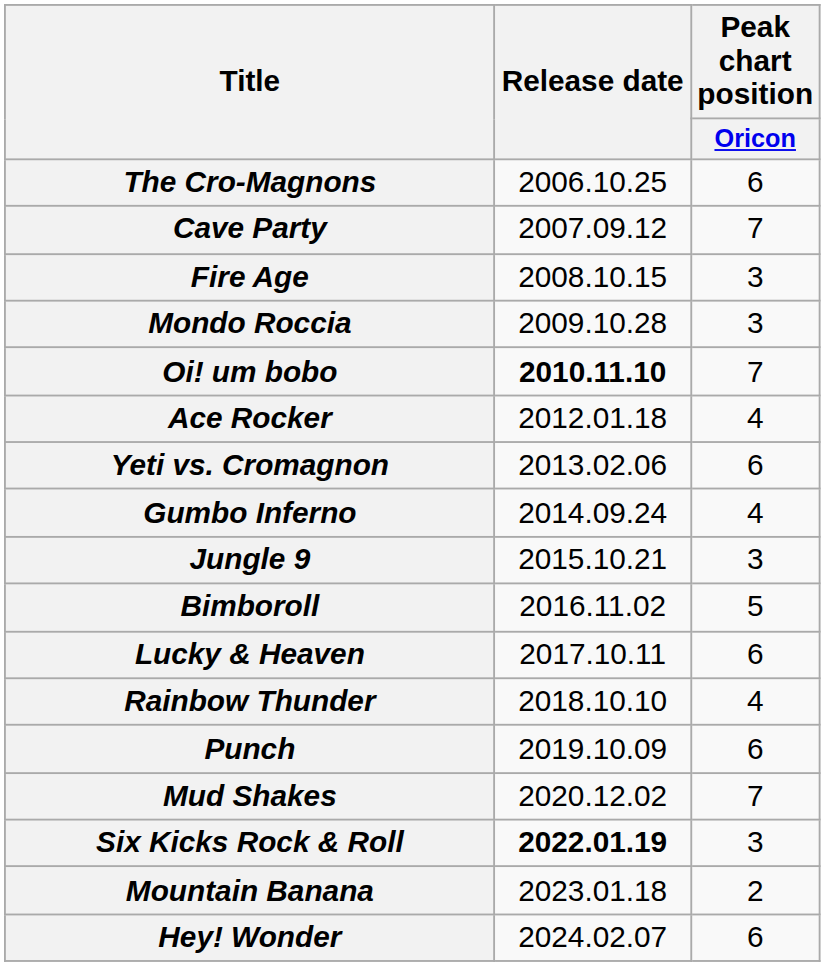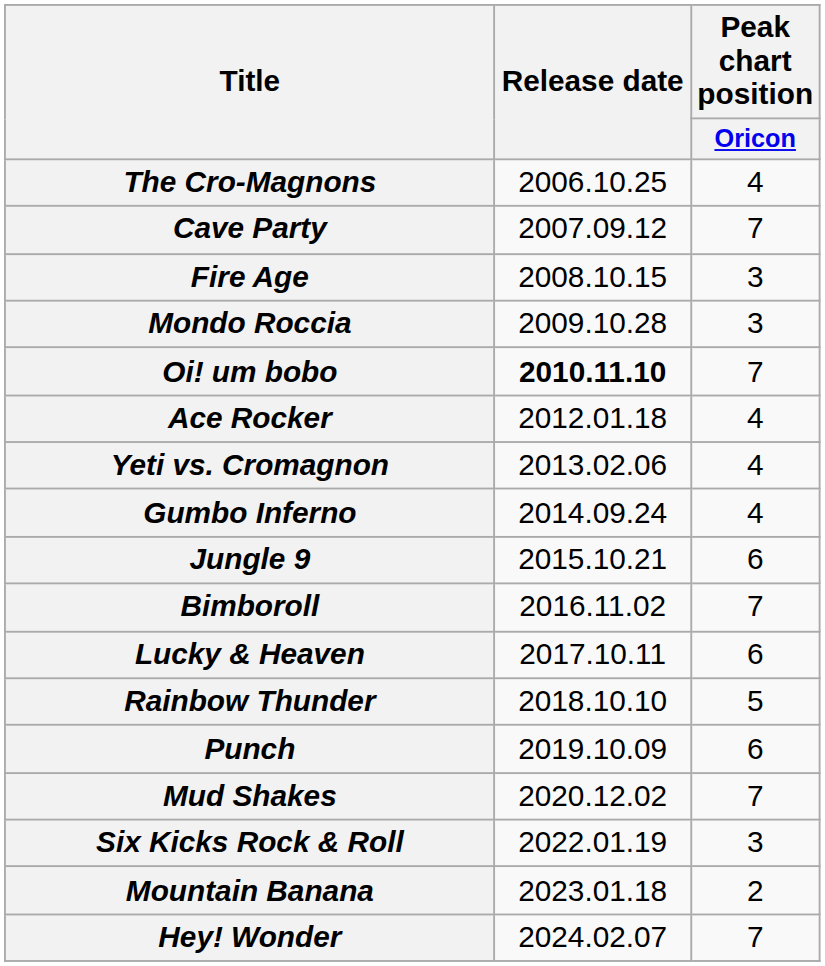(755, 182) 6 -> (755, 182) 4
(755, 465) 6 -> (755, 465) 4
(755, 559) 3 -> (755, 559) 6
(755, 606) 5 -> (755, 606) 7
(755, 701) 4 -> (755, 701) 5
(593, 842) bold -> (593, 842) normal
(755, 937) 6 -> (755, 937) 7
